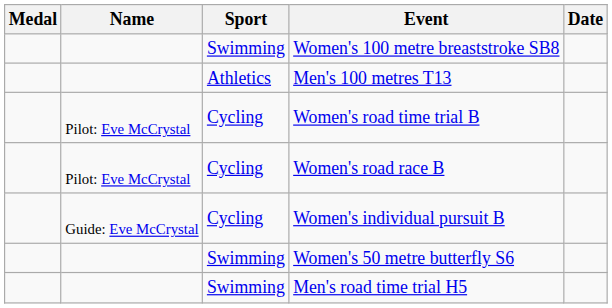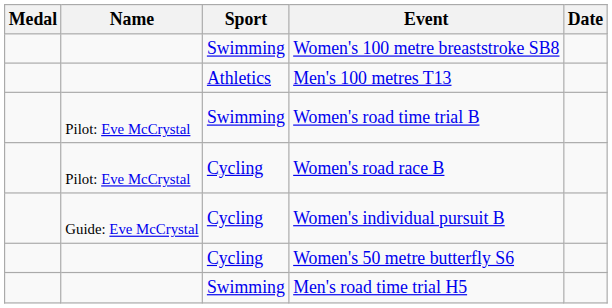(235, 117) Cycling -> (246, 117) Swimming
(246, 258) Swimming -> (235, 258) Cycling
